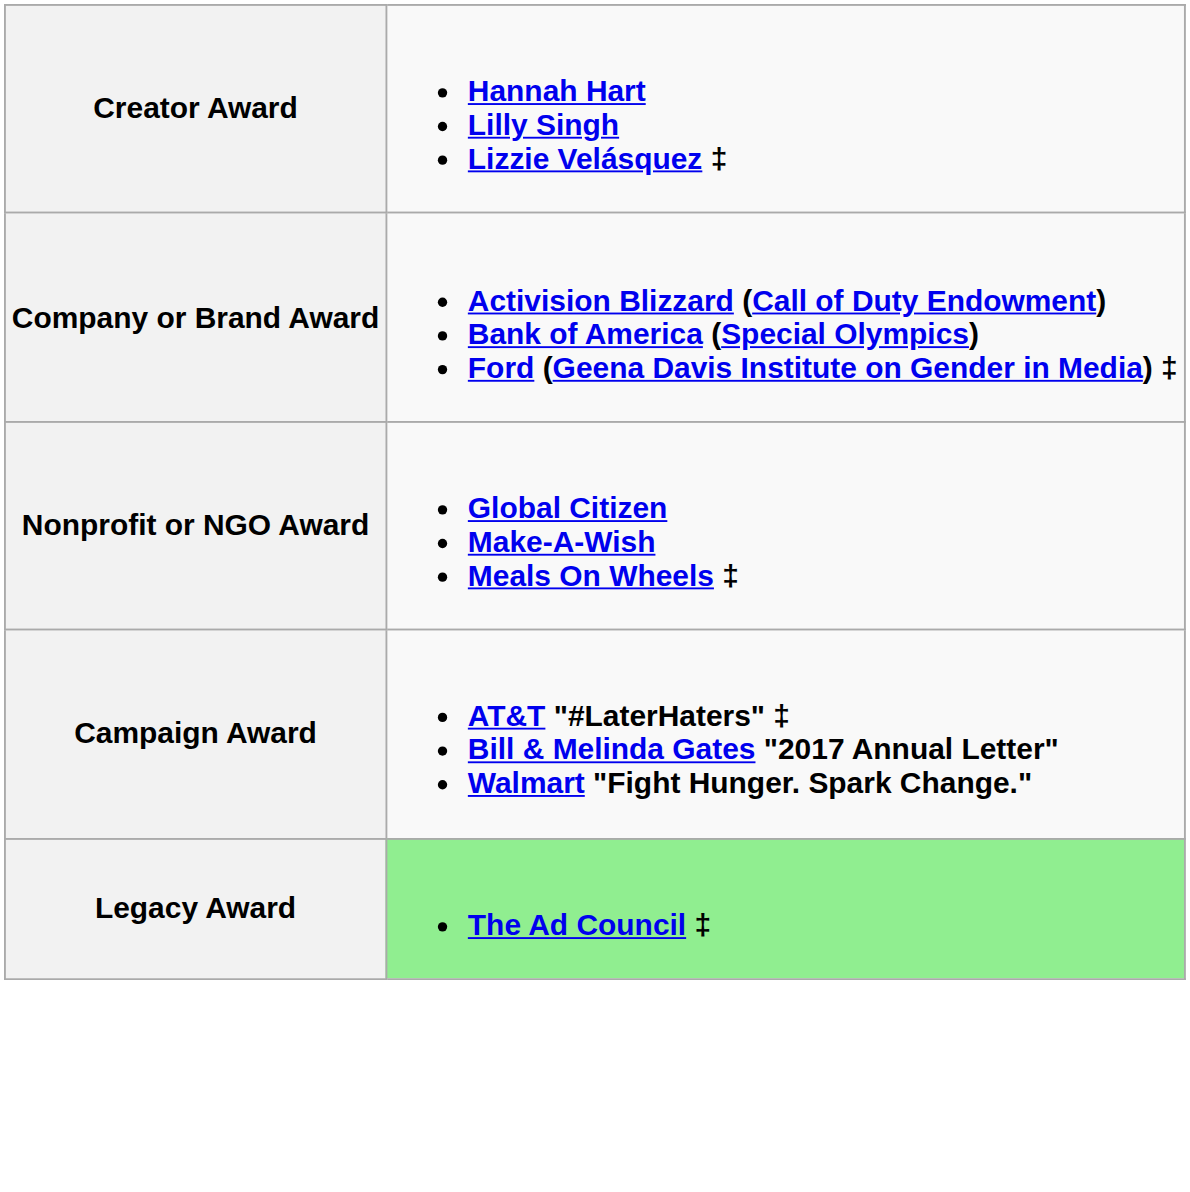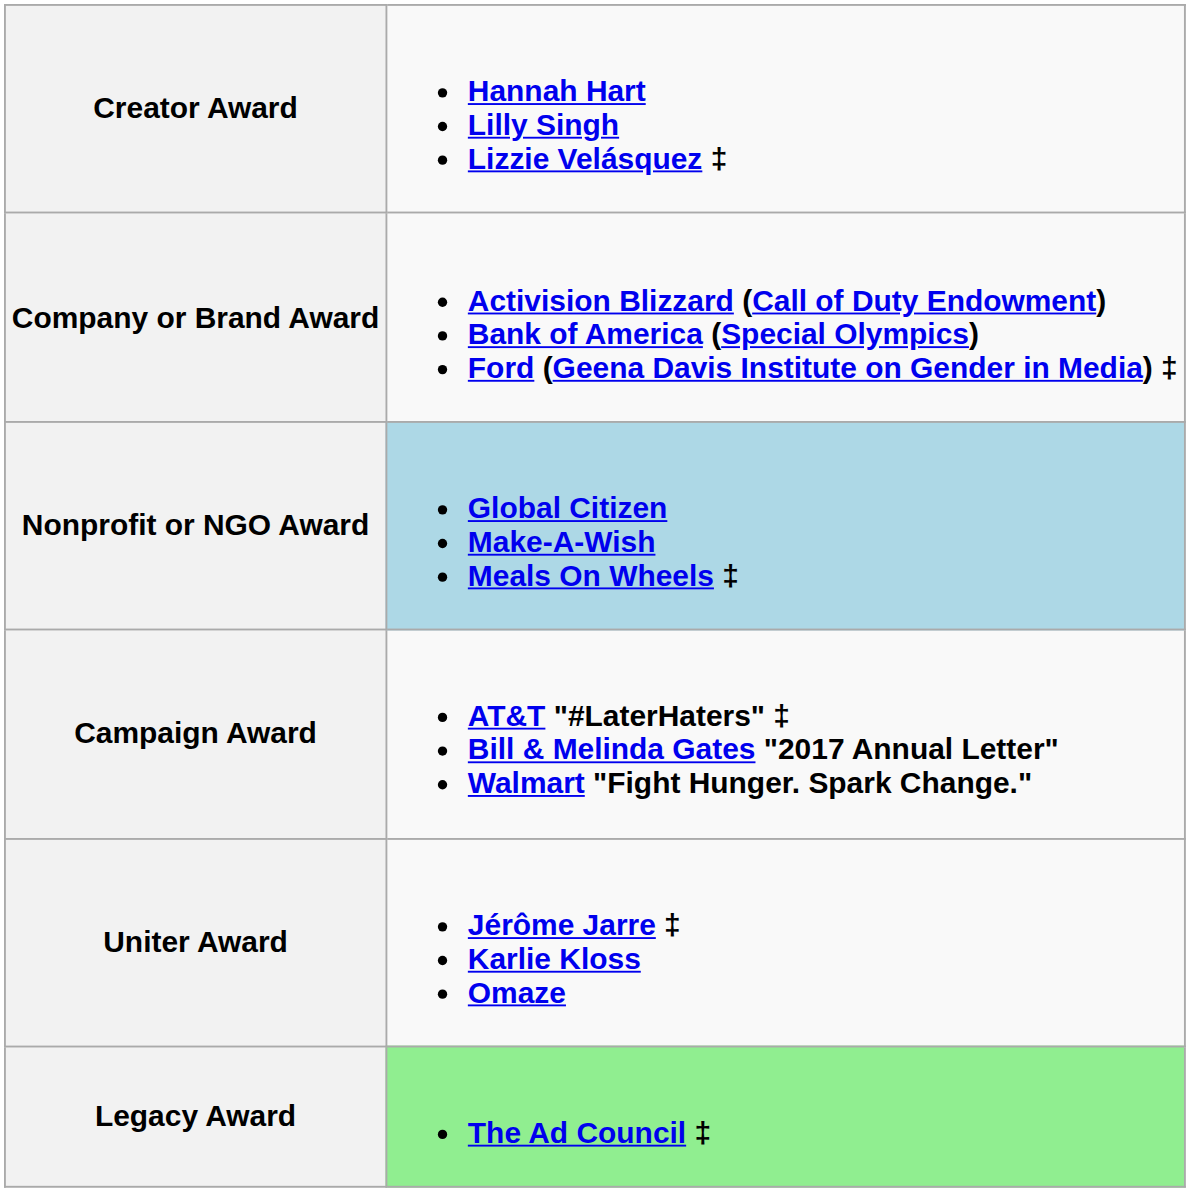(785, 542) no background -> (785, 542) lightblue background
+ row: (196, 941)
